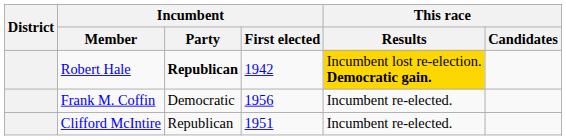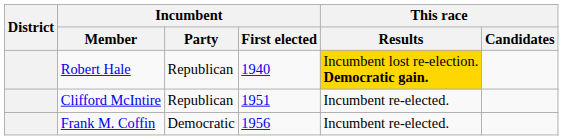(203, 69) bold -> (200, 69) normal
(259, 69) 1942 -> (256, 69) 1940
rows swapped: (108, 100) <-> (111, 123)
